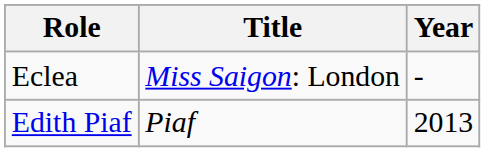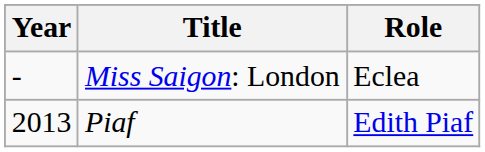columns swapped: (443, 28) <-> (72, 28)
